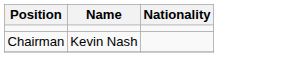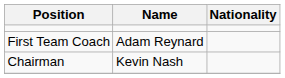+ row: (59, 41)
